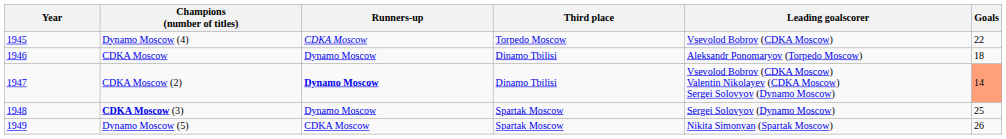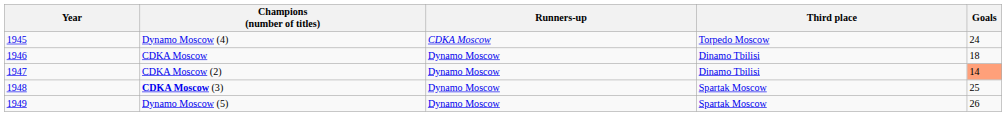- column: (828, 18)
(979, 39) 22 -> (975, 39) 24
(341, 83) bold -> (464, 71) normal
(337, 126) CDKA Moscow -> (464, 103) Dynamo Moscow
